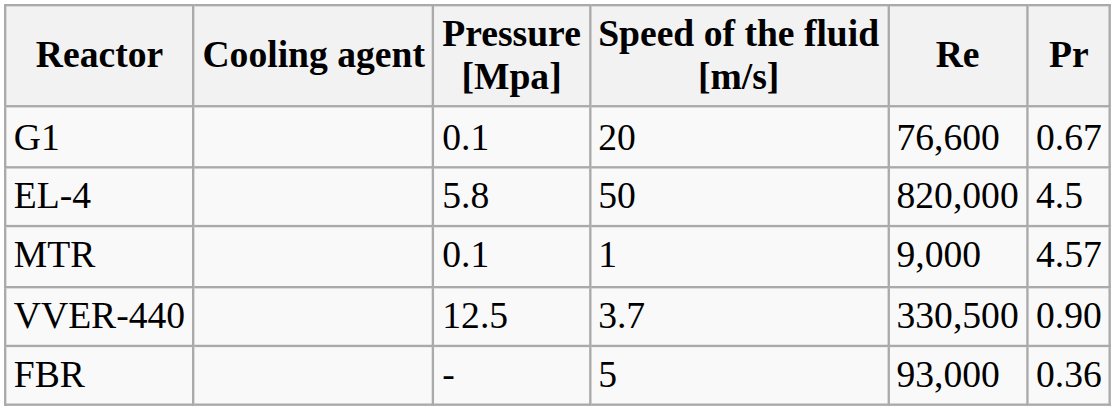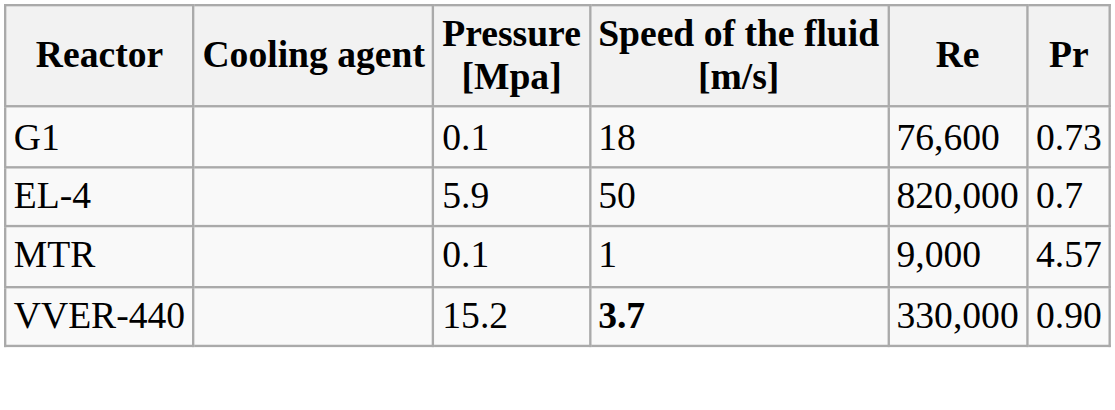(617, 136) 20 -> (617, 136) 18
(1069, 136) 0.67 -> (1069, 136) 0.73
(466, 195) 5.8 -> (466, 195) 5.9
(1060, 195) 4.5 -> (1060, 195) 0.7
(475, 315) 12.5 -> (475, 315) 15.2
(622, 315) normal -> (622, 315) bold
(958, 315) 330,500 -> (958, 315) 330,000
- row: (49, 374)
